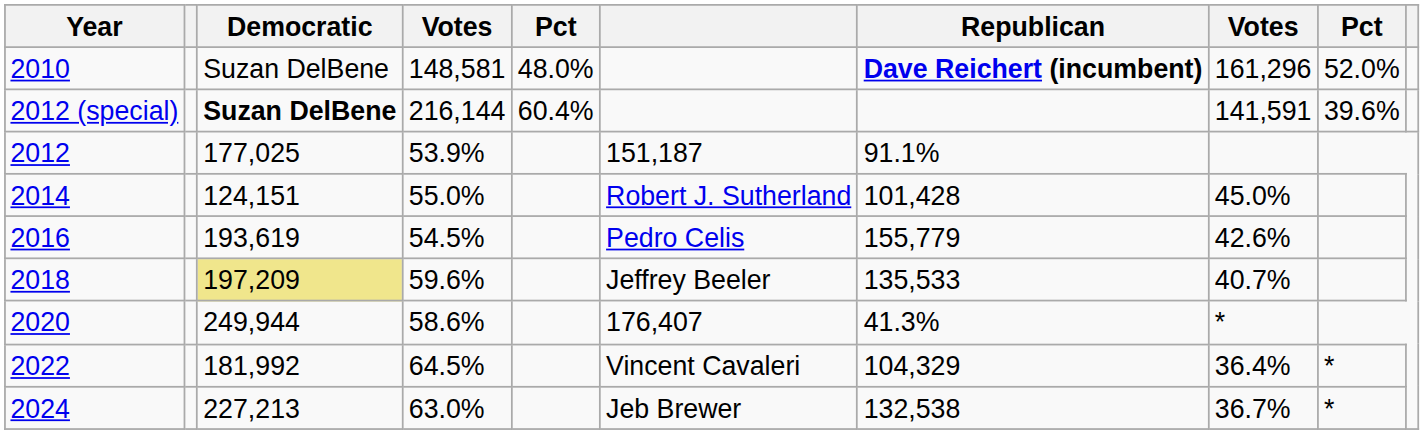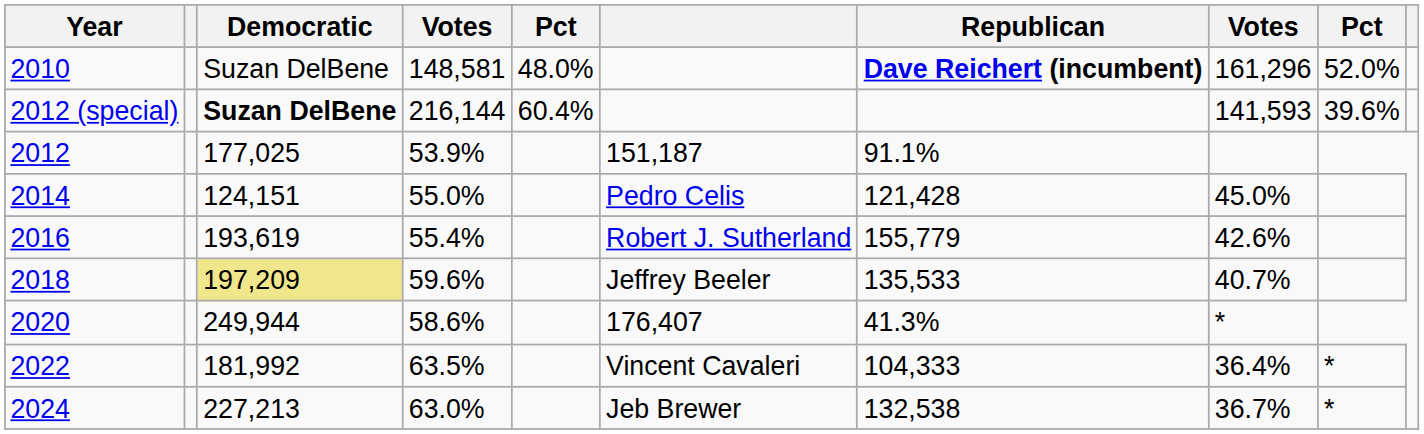(1263, 111) 141,591 -> (1263, 111) 141,593
(729, 195) Robert J. Sutherland -> (675, 195) Pedro Celis
(912, 195) 101,428 -> (912, 195) 121,428
(447, 238) 54.5% -> (447, 238) 55.4%
(675, 238) Pedro Celis -> (729, 238) Robert J. Sutherland
(447, 365) 64.5% -> (447, 365) 63.5%
(912, 365) 104,329 -> (912, 365) 104,333
